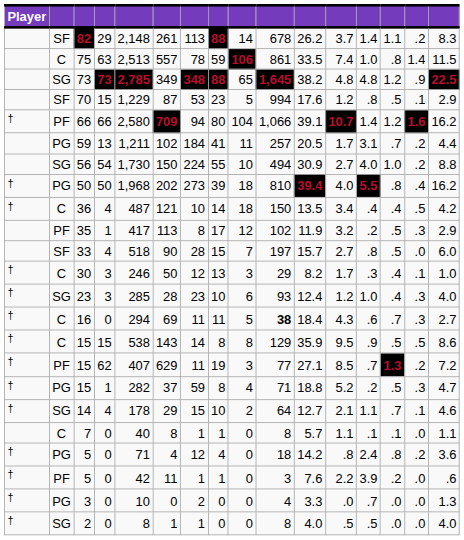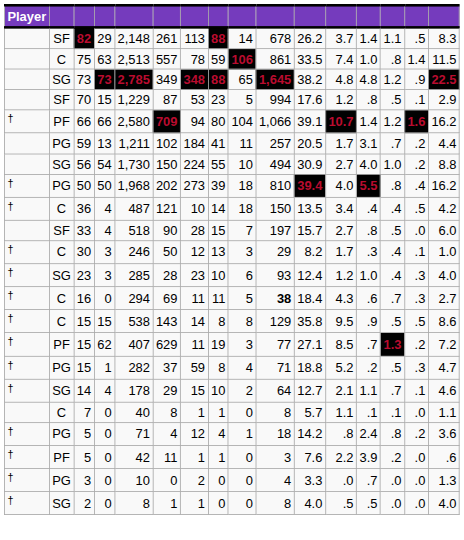(420, 39) .2 -> (420, 39) .5
- row: (62, 231)
(310, 342) 35.9 -> (310, 322) 35.8
(249, 455) 0 -> (249, 434) 1
